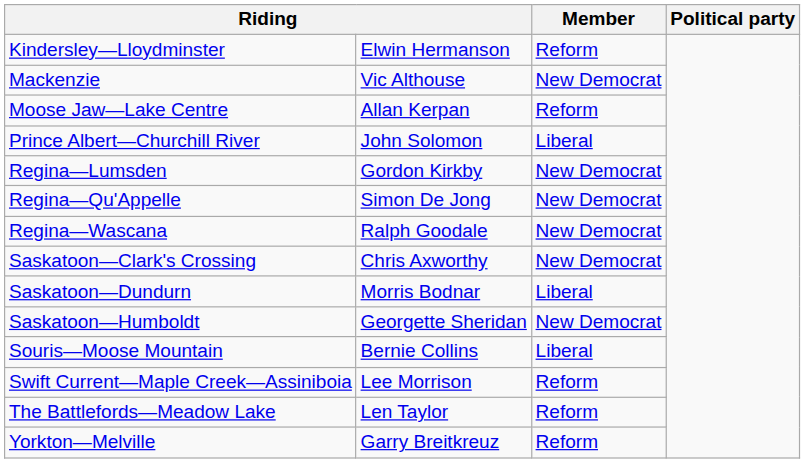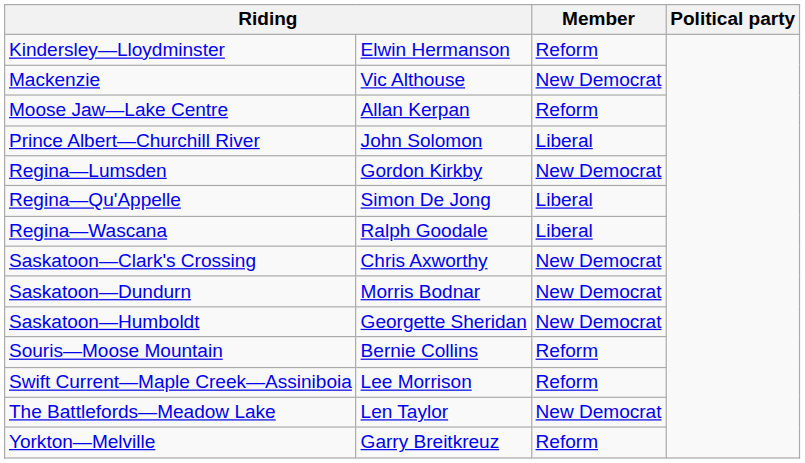(599, 200) New Democrat -> (564, 200) Liberal
(599, 230) New Democrat -> (564, 230) Liberal
(564, 291) Liberal -> (599, 291) New Democrat
(564, 351) Liberal -> (567, 351) Reform
(567, 412) Reform -> (599, 412) New Democrat
